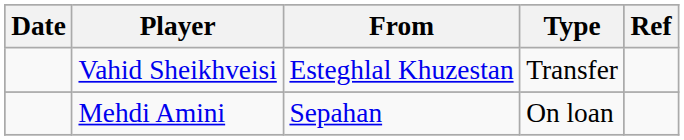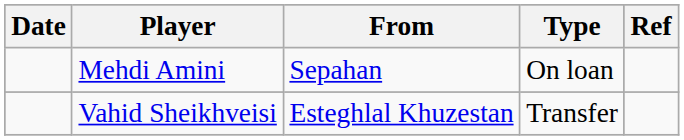rows swapped: (178, 69) <-> (152, 112)
